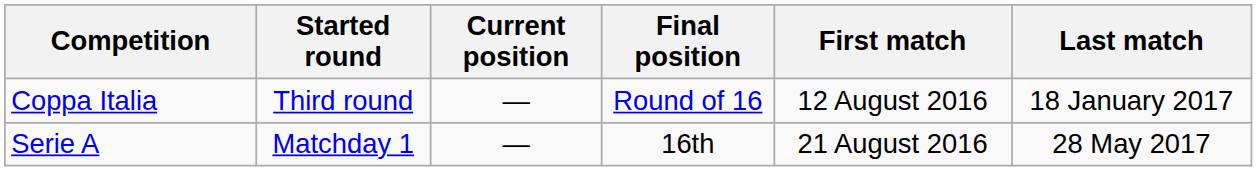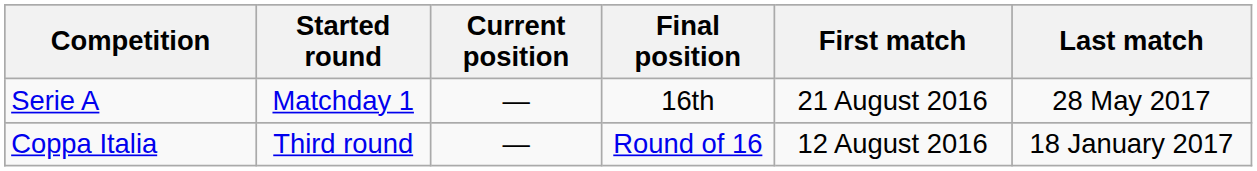rows swapped: (55, 143) <-> (84, 100)
